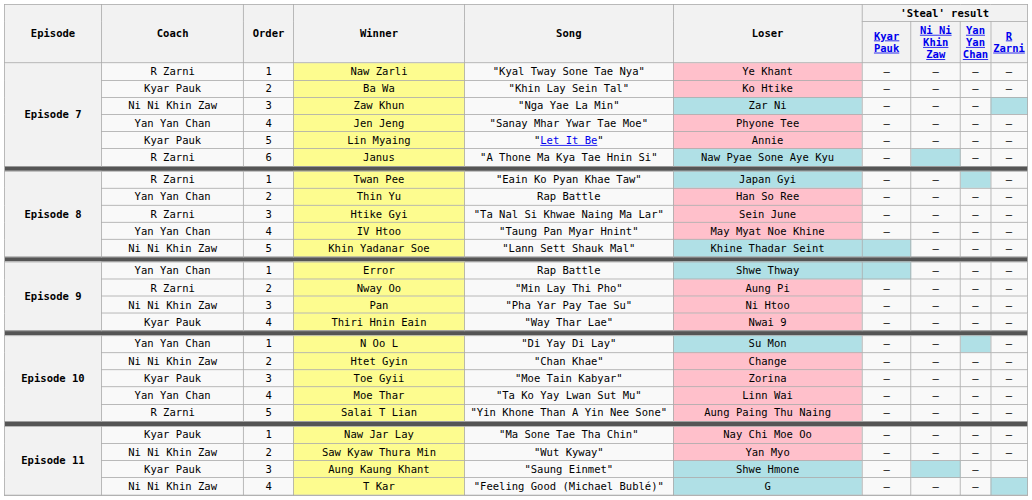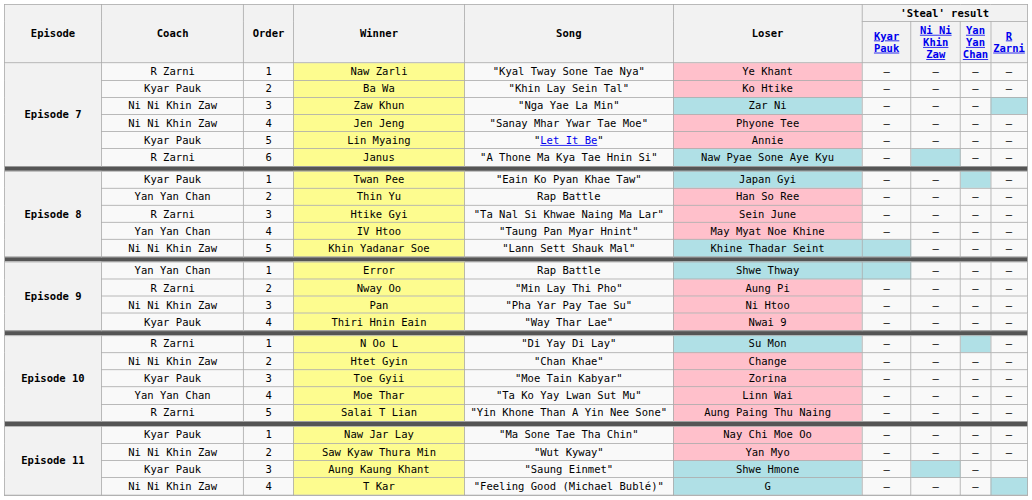(173, 123) Yan Yan Chan -> (173, 123) Ni Ni Khin Zaw
(173, 180) R Zarni -> (173, 180) Kyar Pauk
(173, 344) Yan Yan Chan -> (173, 344) R Zarni
